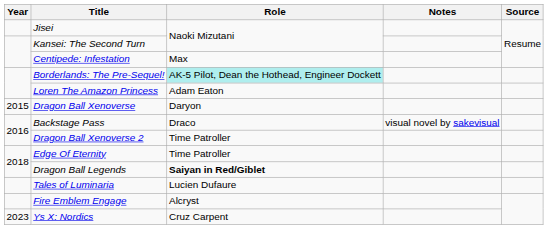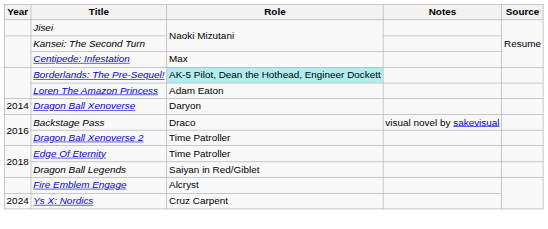(18, 106) 2015 -> (18, 106) 2014
(217, 169) bold -> (214, 169) normal
- row: (74, 185)
(18, 216) 2023 -> (18, 201) 2024
